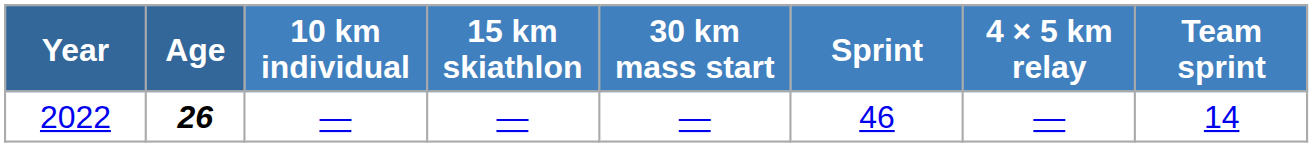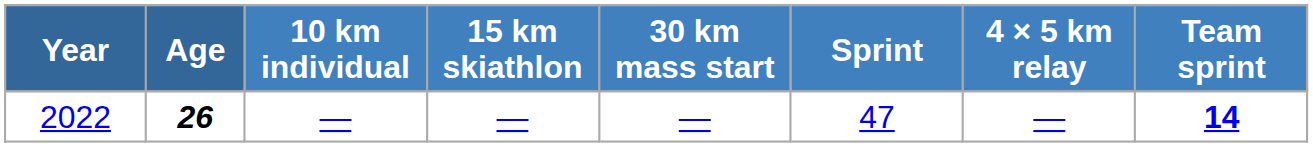(877, 117) 46 -> (877, 117) 47
(1222, 117) normal -> (1222, 117) bold
